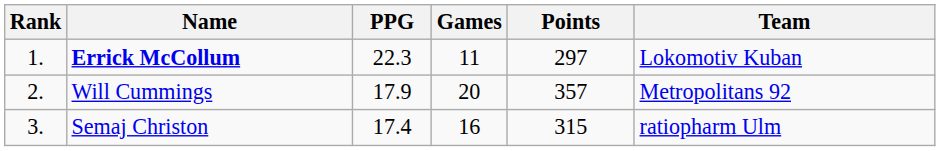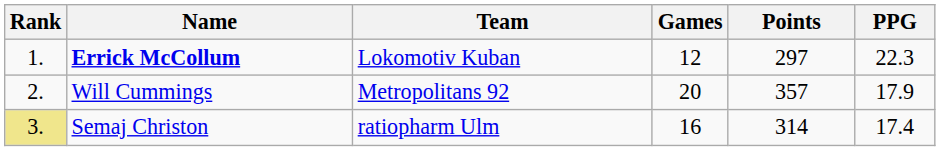columns swapped: (784, 22) <-> (392, 22)
(469, 57) 11 -> (690, 57) 12
(36, 127) no background -> (36, 127) khaki background
(571, 127) 315 -> (792, 127) 314
